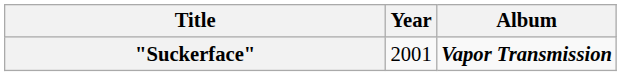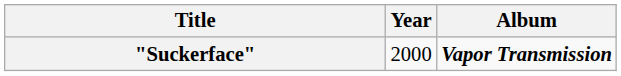(411, 53) 2001 -> (411, 53) 2000
